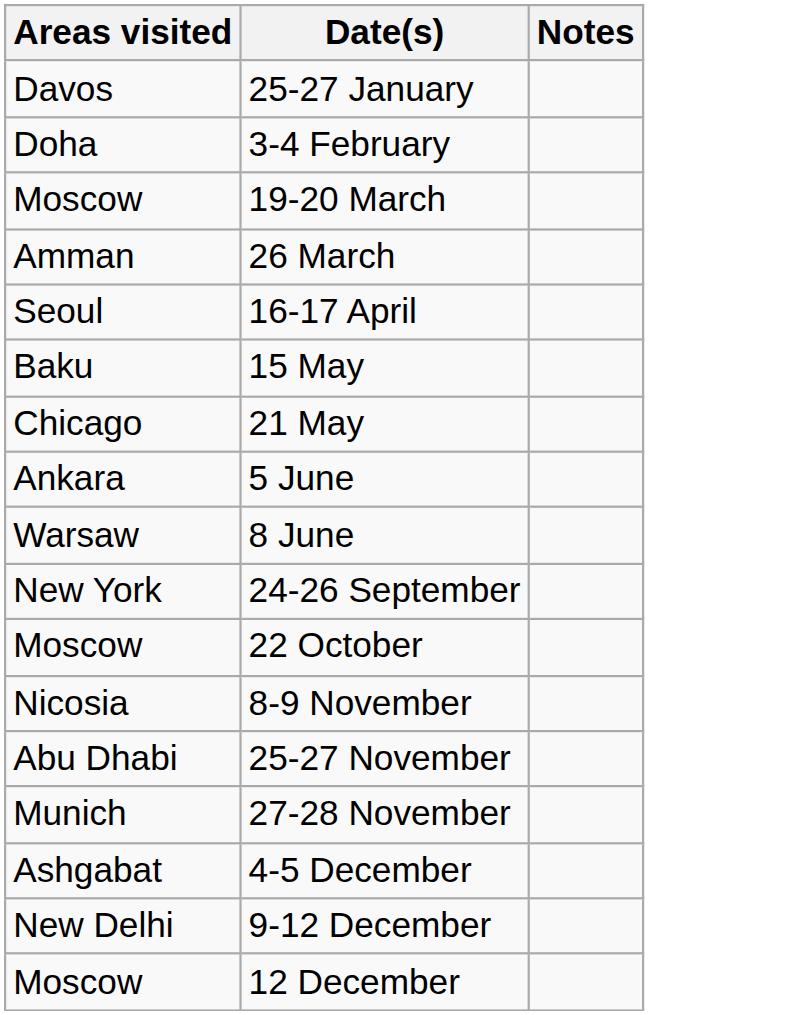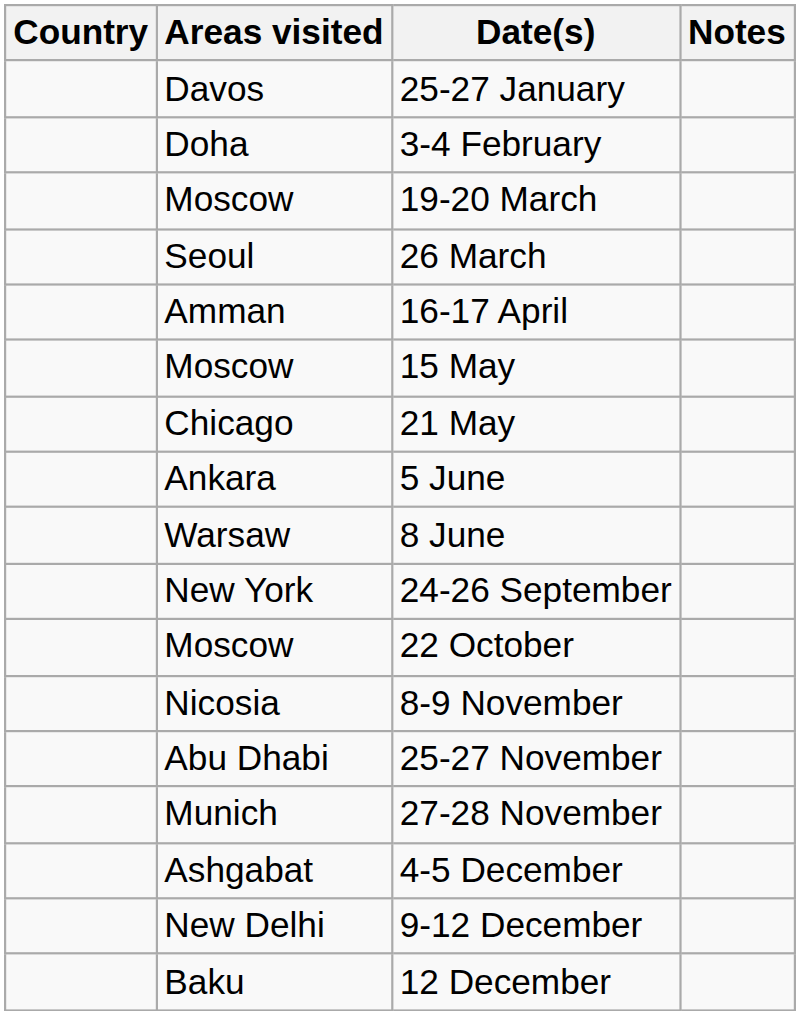+ column: (81, 32)
(74, 255) Amman -> (209, 255) Seoul
(58, 311) Seoul -> (225, 311) Amman
(53, 367) Baku -> (229, 367) Moscow
(78, 981) Moscow -> (204, 981) Baku
